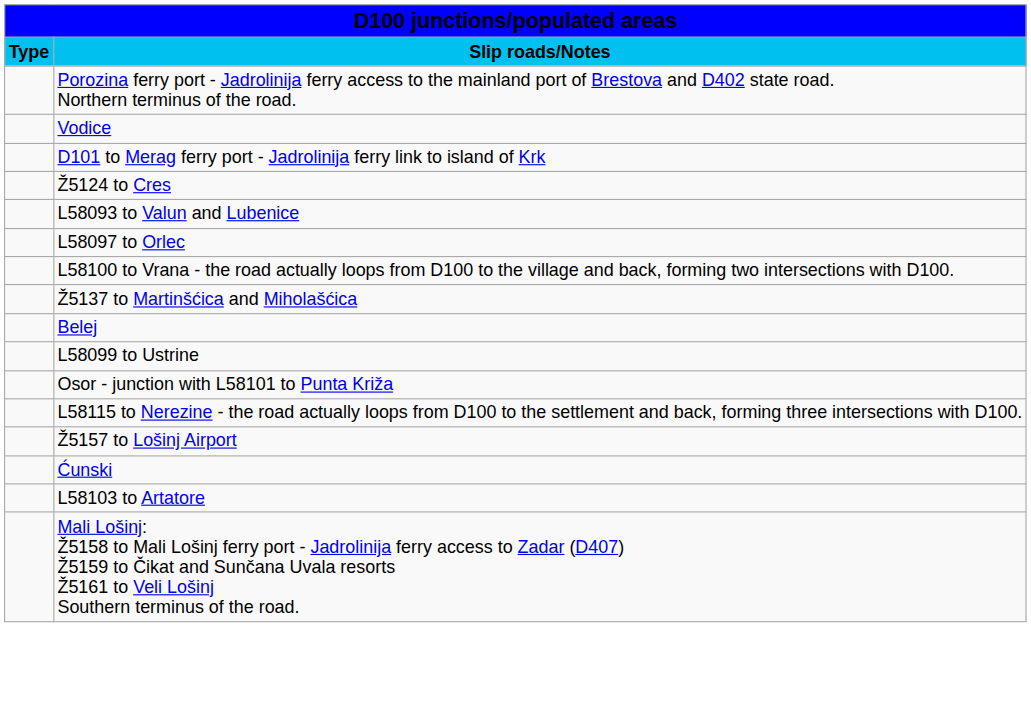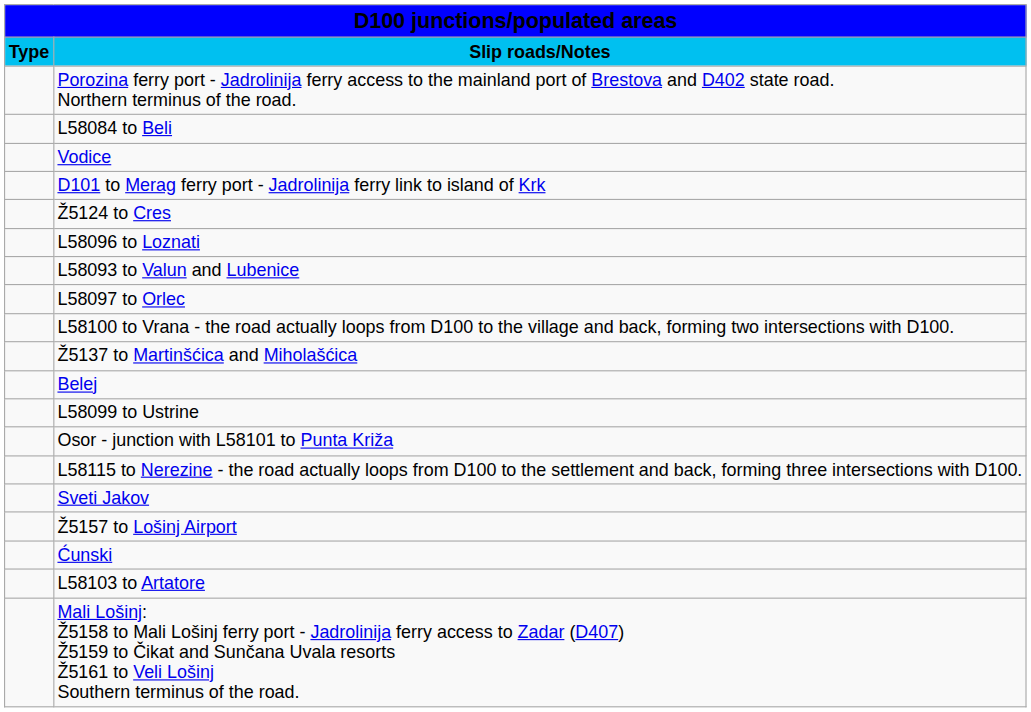+ row: (115, 128)
+ row: (129, 242)
+ row: (103, 498)
